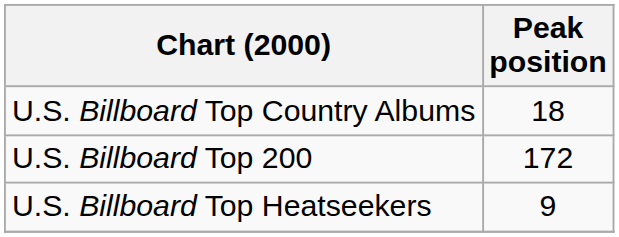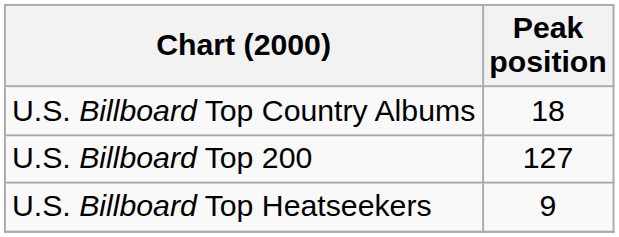(548, 158) 172 -> (548, 158) 127
